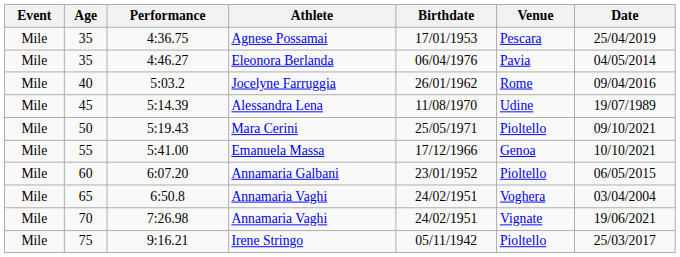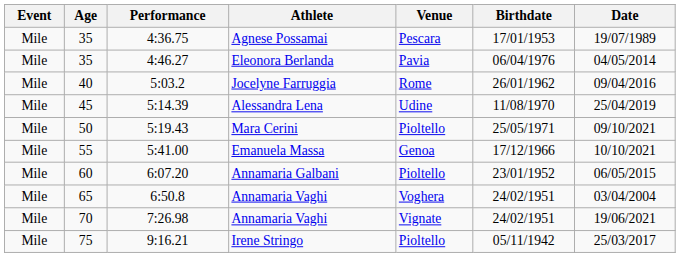columns swapped: (446, 16) <-> (535, 16)
(625, 38) 25/04/2019 -> (625, 38) 19/07/1989
(625, 106) 19/07/1989 -> (625, 106) 25/04/2019
